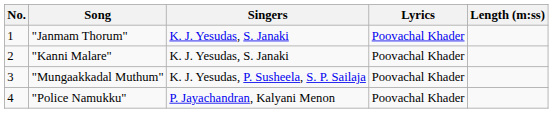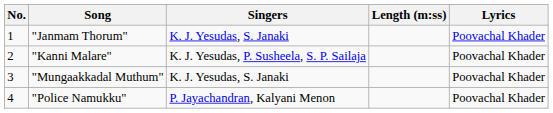columns swapped: (418, 15) <-> (508, 15)
(229, 56) K. J. Yesudas, S. Janaki -> (268, 56) K. J. Yesudas, P. Susheela, S. P. Sailaja
(268, 77) K. J. Yesudas, P. Susheela, S. P. Sailaja -> (229, 77) K. J. Yesudas, S. Janaki
